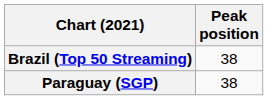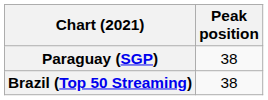rows swapped: (100, 58) <-> (100, 82)
